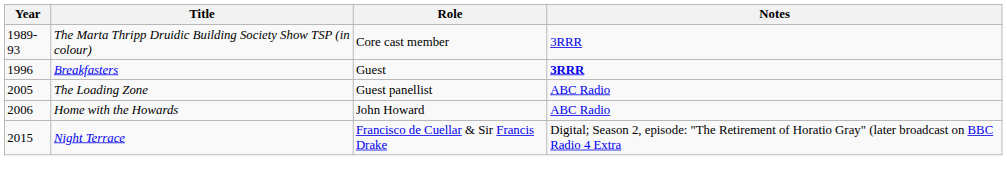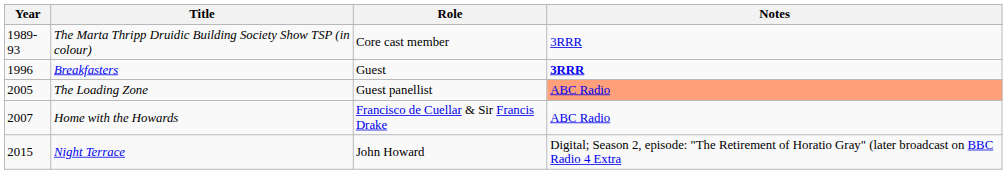(580, 89) no background -> (580, 89) lightsalmon background
(20, 110) 2006 -> (20, 117) 2007
(390, 110) John Howard -> (445, 117) Francisco de Cuellar & Sir Francis Drake
(445, 137) Francisco de Cuellar & Sir Francis Drake -> (390, 152) John Howard
